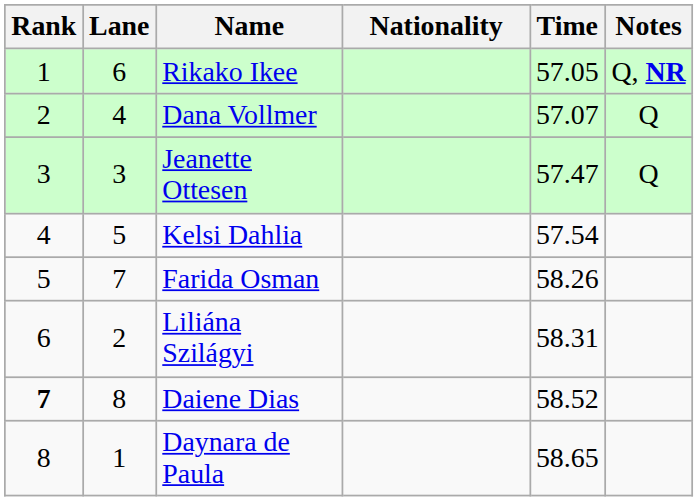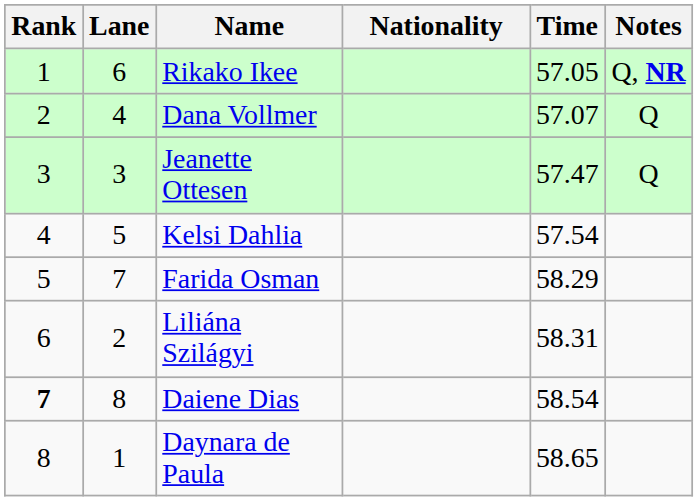(567, 278) 58.26 -> (567, 278) 58.29
(567, 398) 58.52 -> (567, 398) 58.54
